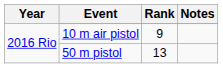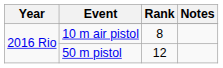(160, 33) 9 -> (160, 33) 8
(160, 53) 13 -> (160, 53) 12
